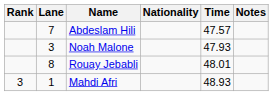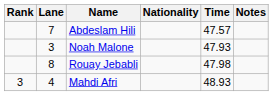(217, 64) 48.01 -> (217, 64) 47.98
(51, 82) 1 -> (51, 82) 4
